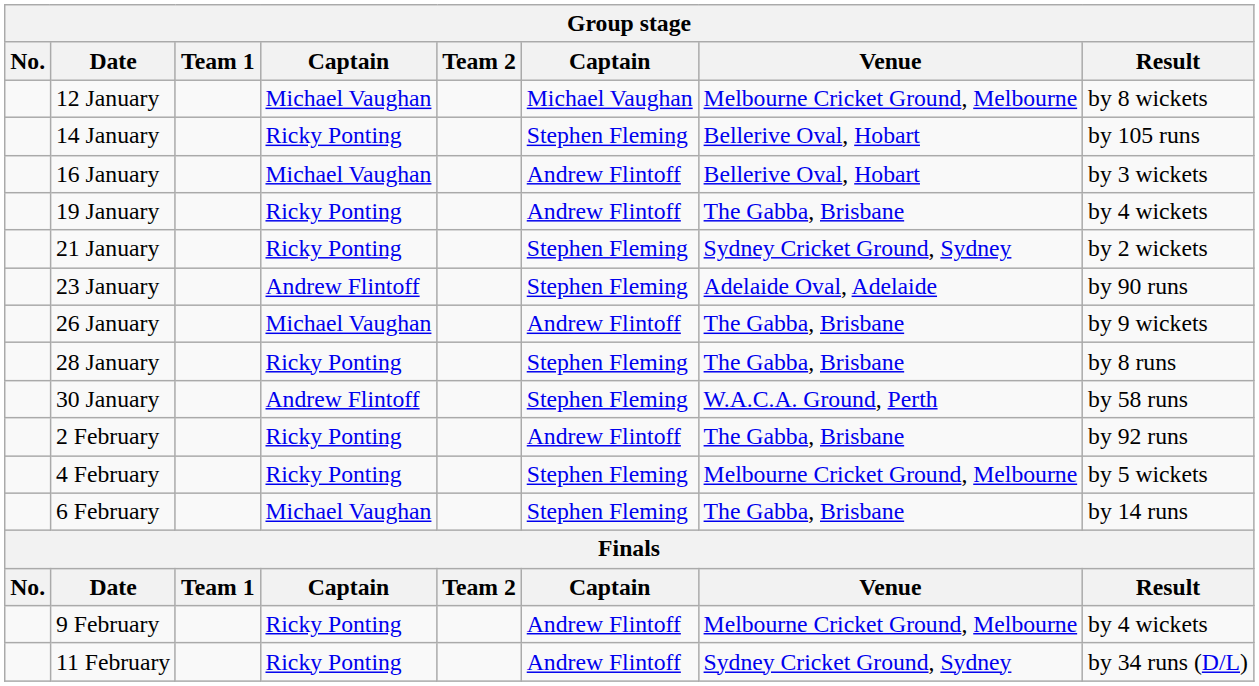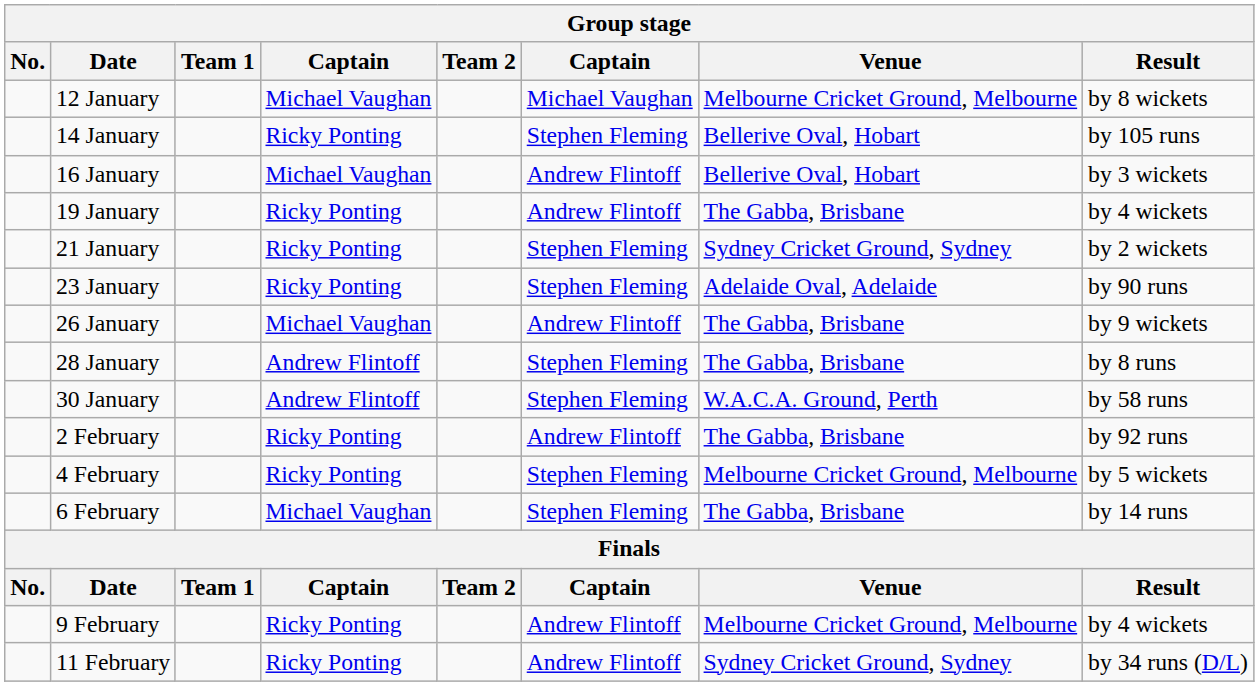(343, 286) Andrew Flintoff -> (334, 286) Ricky Ponting
(334, 361) Ricky Ponting -> (343, 361) Andrew Flintoff
